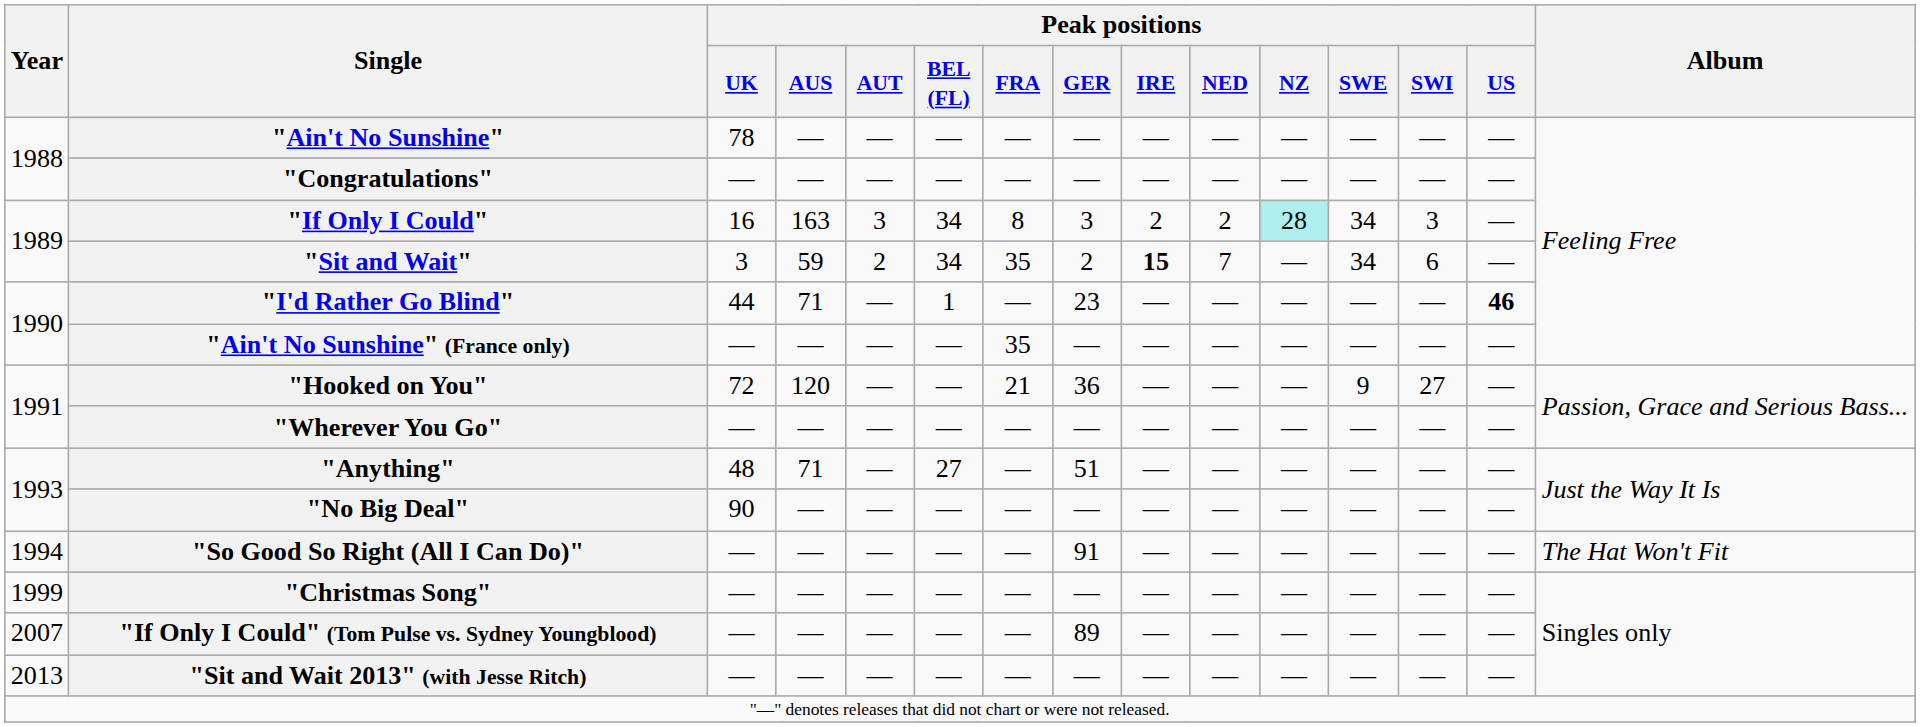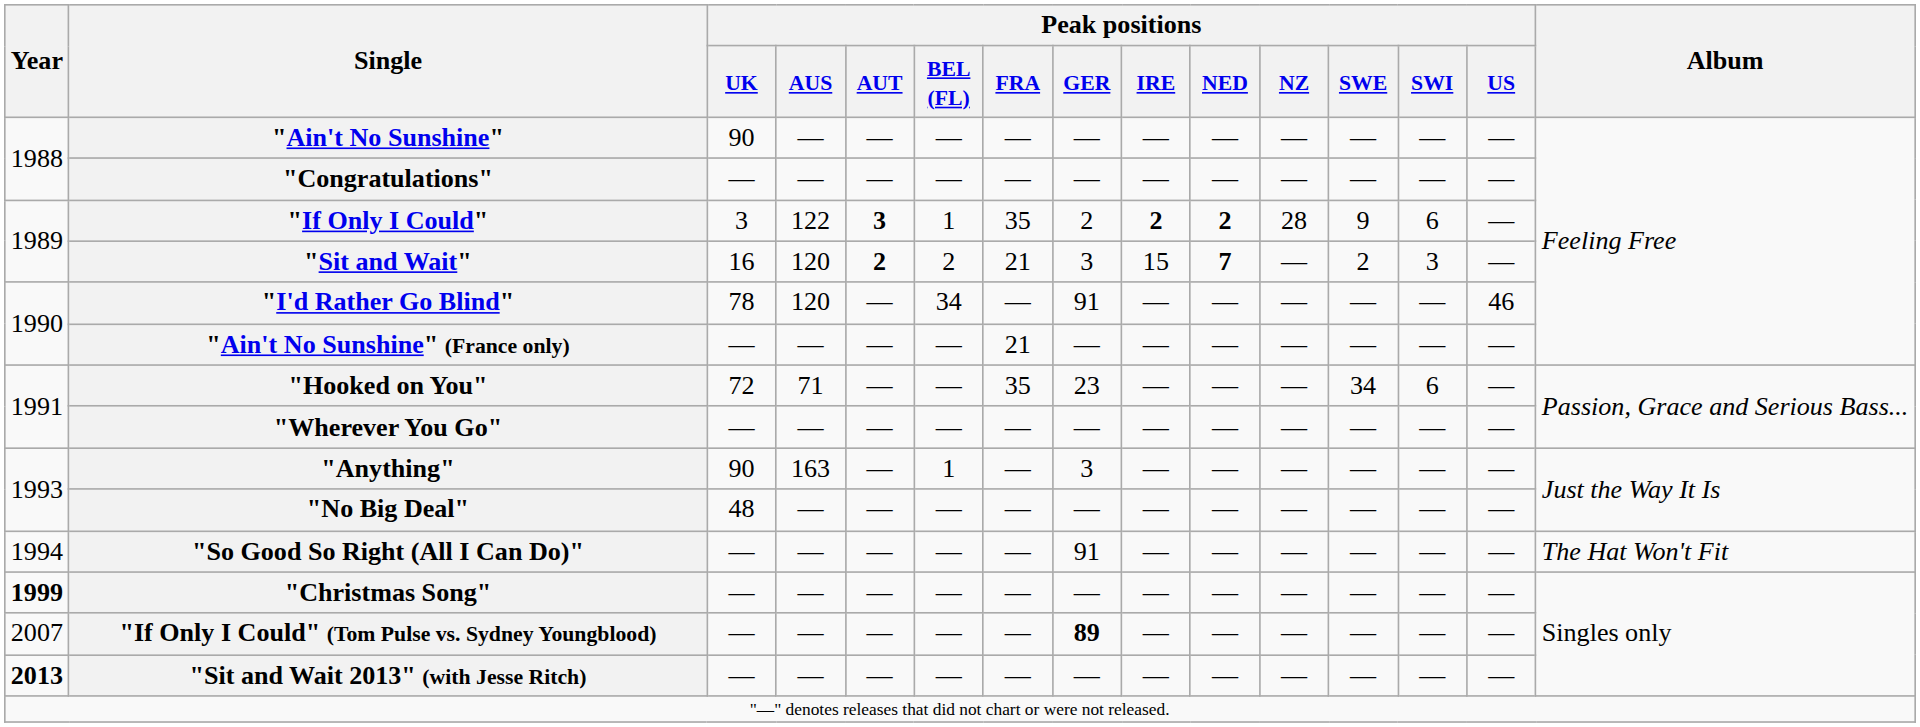(741, 137) 78 -> (741, 137) 90
(741, 219) 16 -> (741, 219) 3
(811, 219) 163 -> (811, 219) 122
(880, 219) normal -> (880, 219) bold
(949, 219) 34 -> (949, 219) 1
(1018, 219) 8 -> (1018, 219) 35
(1087, 219) 3 -> (1087, 219) 2
(1156, 219) normal -> (1156, 219) bold
(1225, 219) normal -> (1225, 219) bold
(1294, 219) paleturquoise background -> (1294, 219) no background
(1363, 219) 34 -> (1363, 219) 9
(1432, 219) 3 -> (1432, 219) 6
(741, 261) 3 -> (741, 261) 16
(811, 261) 59 -> (811, 261) 120
(880, 261) normal -> (880, 261) bold
(949, 261) 34 -> (949, 261) 2
(1018, 261) 35 -> (1018, 261) 21
(1087, 261) 2 -> (1087, 261) 3
(1156, 261) bold -> (1156, 261) normal
(1225, 261) normal -> (1225, 261) bold
(1363, 261) 34 -> (1363, 261) 2
(1432, 261) 6 -> (1432, 261) 3
(741, 302) 44 -> (741, 302) 78
(811, 302) 71 -> (811, 302) 120
(949, 302) 1 -> (949, 302) 34
(1087, 302) 23 -> (1087, 302) 91
(1501, 302) bold -> (1501, 302) normal
(1018, 344) 35 -> (1018, 344) 21
(811, 385) 120 -> (811, 385) 71
(1018, 385) 21 -> (1018, 385) 35
(1087, 385) 36 -> (1087, 385) 23
(1363, 385) 9 -> (1363, 385) 34
(1432, 385) 27 -> (1432, 385) 6
(741, 468) 48 -> (741, 468) 90
(811, 468) 71 -> (811, 468) 163
(949, 468) 27 -> (949, 468) 1
(1087, 468) 51 -> (1087, 468) 3
(741, 509) 90 -> (741, 509) 48
(37, 592) normal -> (37, 592) bold
(1087, 633) normal -> (1087, 633) bold
(37, 674) normal -> (37, 674) bold
